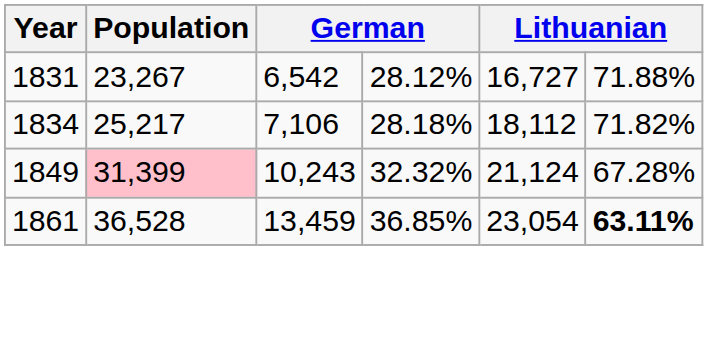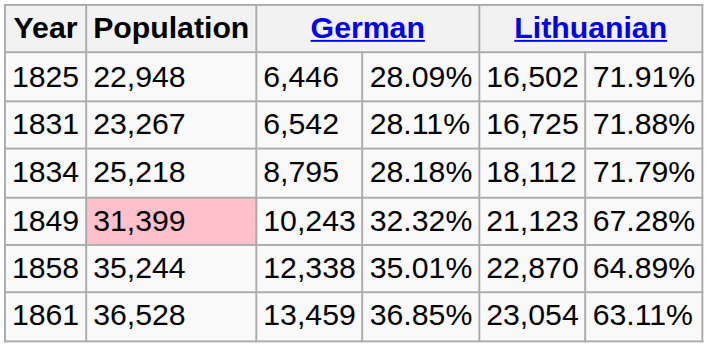+ row: (46, 76)
(421, 76) 28.12% -> (420, 124) 28.11%
(532, 76) 16,727 -> (532, 124) 16,725
(139, 124) 25,217 -> (139, 172) 25,218
(301, 124) 7,106 -> (301, 172) 8,795
(644, 124) 71.82% -> (644, 172) 71.79%
(532, 172) 21,124 -> (532, 220) 21,123
+ row: (46, 268)
(643, 220) bold -> (643, 316) normal
